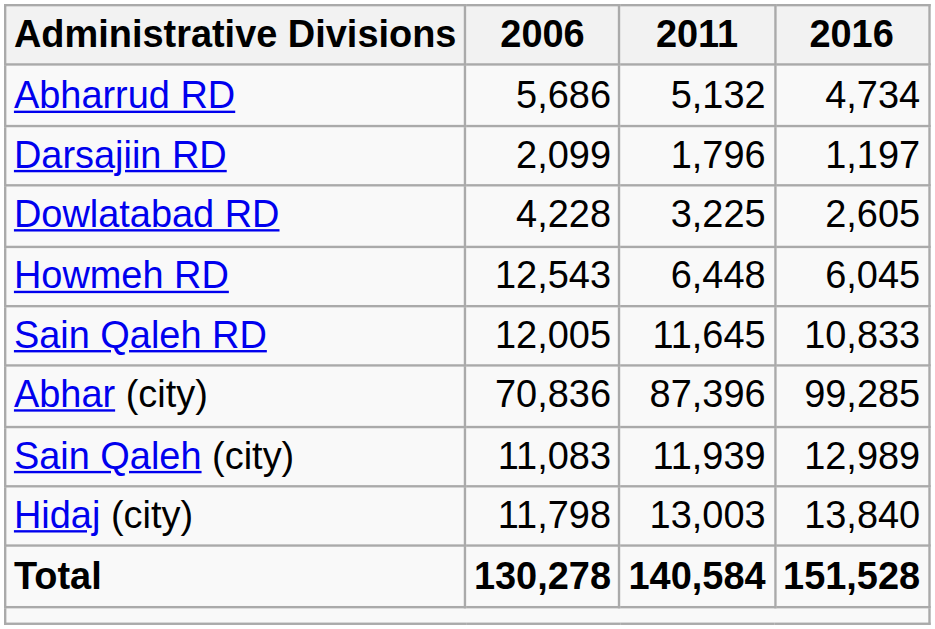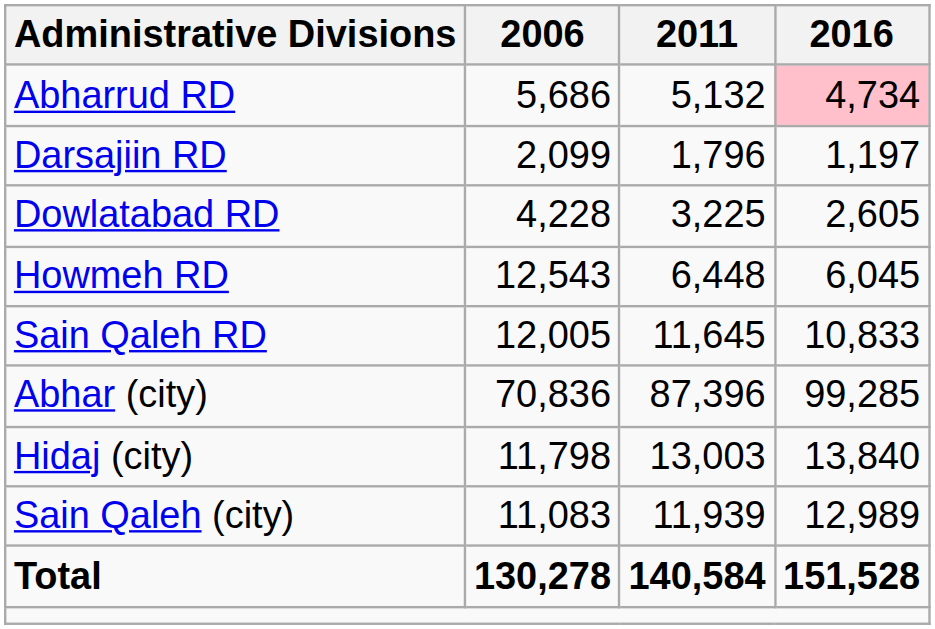(873, 94) no background -> (873, 94) pink background
rows swapped: (103, 515) <-> (154, 455)
